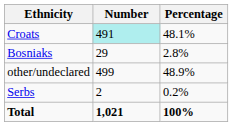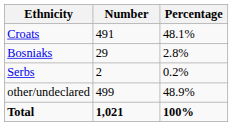(105, 33) paleturquoise background -> (105, 33) no background
rows swapped: (21, 92) <-> (49, 72)
